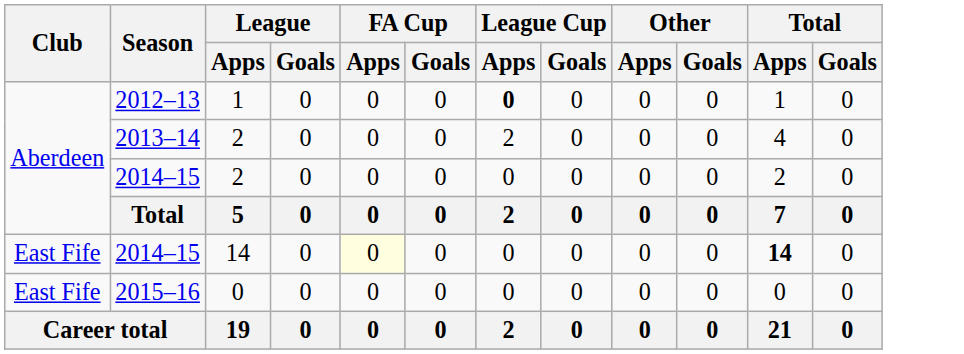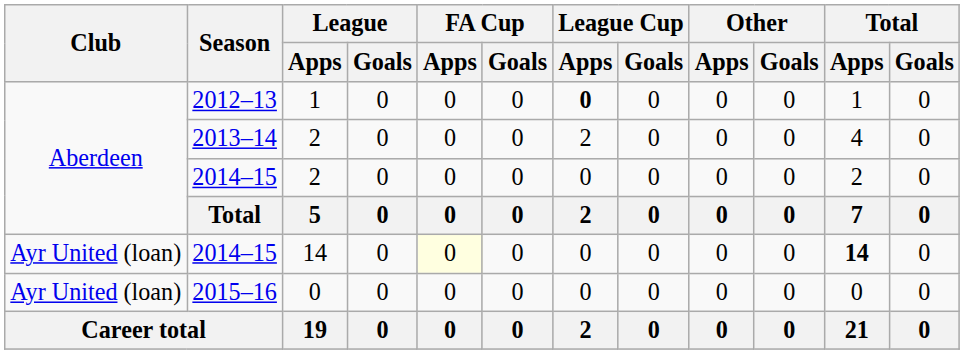(57, 253) East Fife -> (96, 253) Ayr United (loan)
(57, 291) East Fife -> (96, 291) Ayr United (loan)
